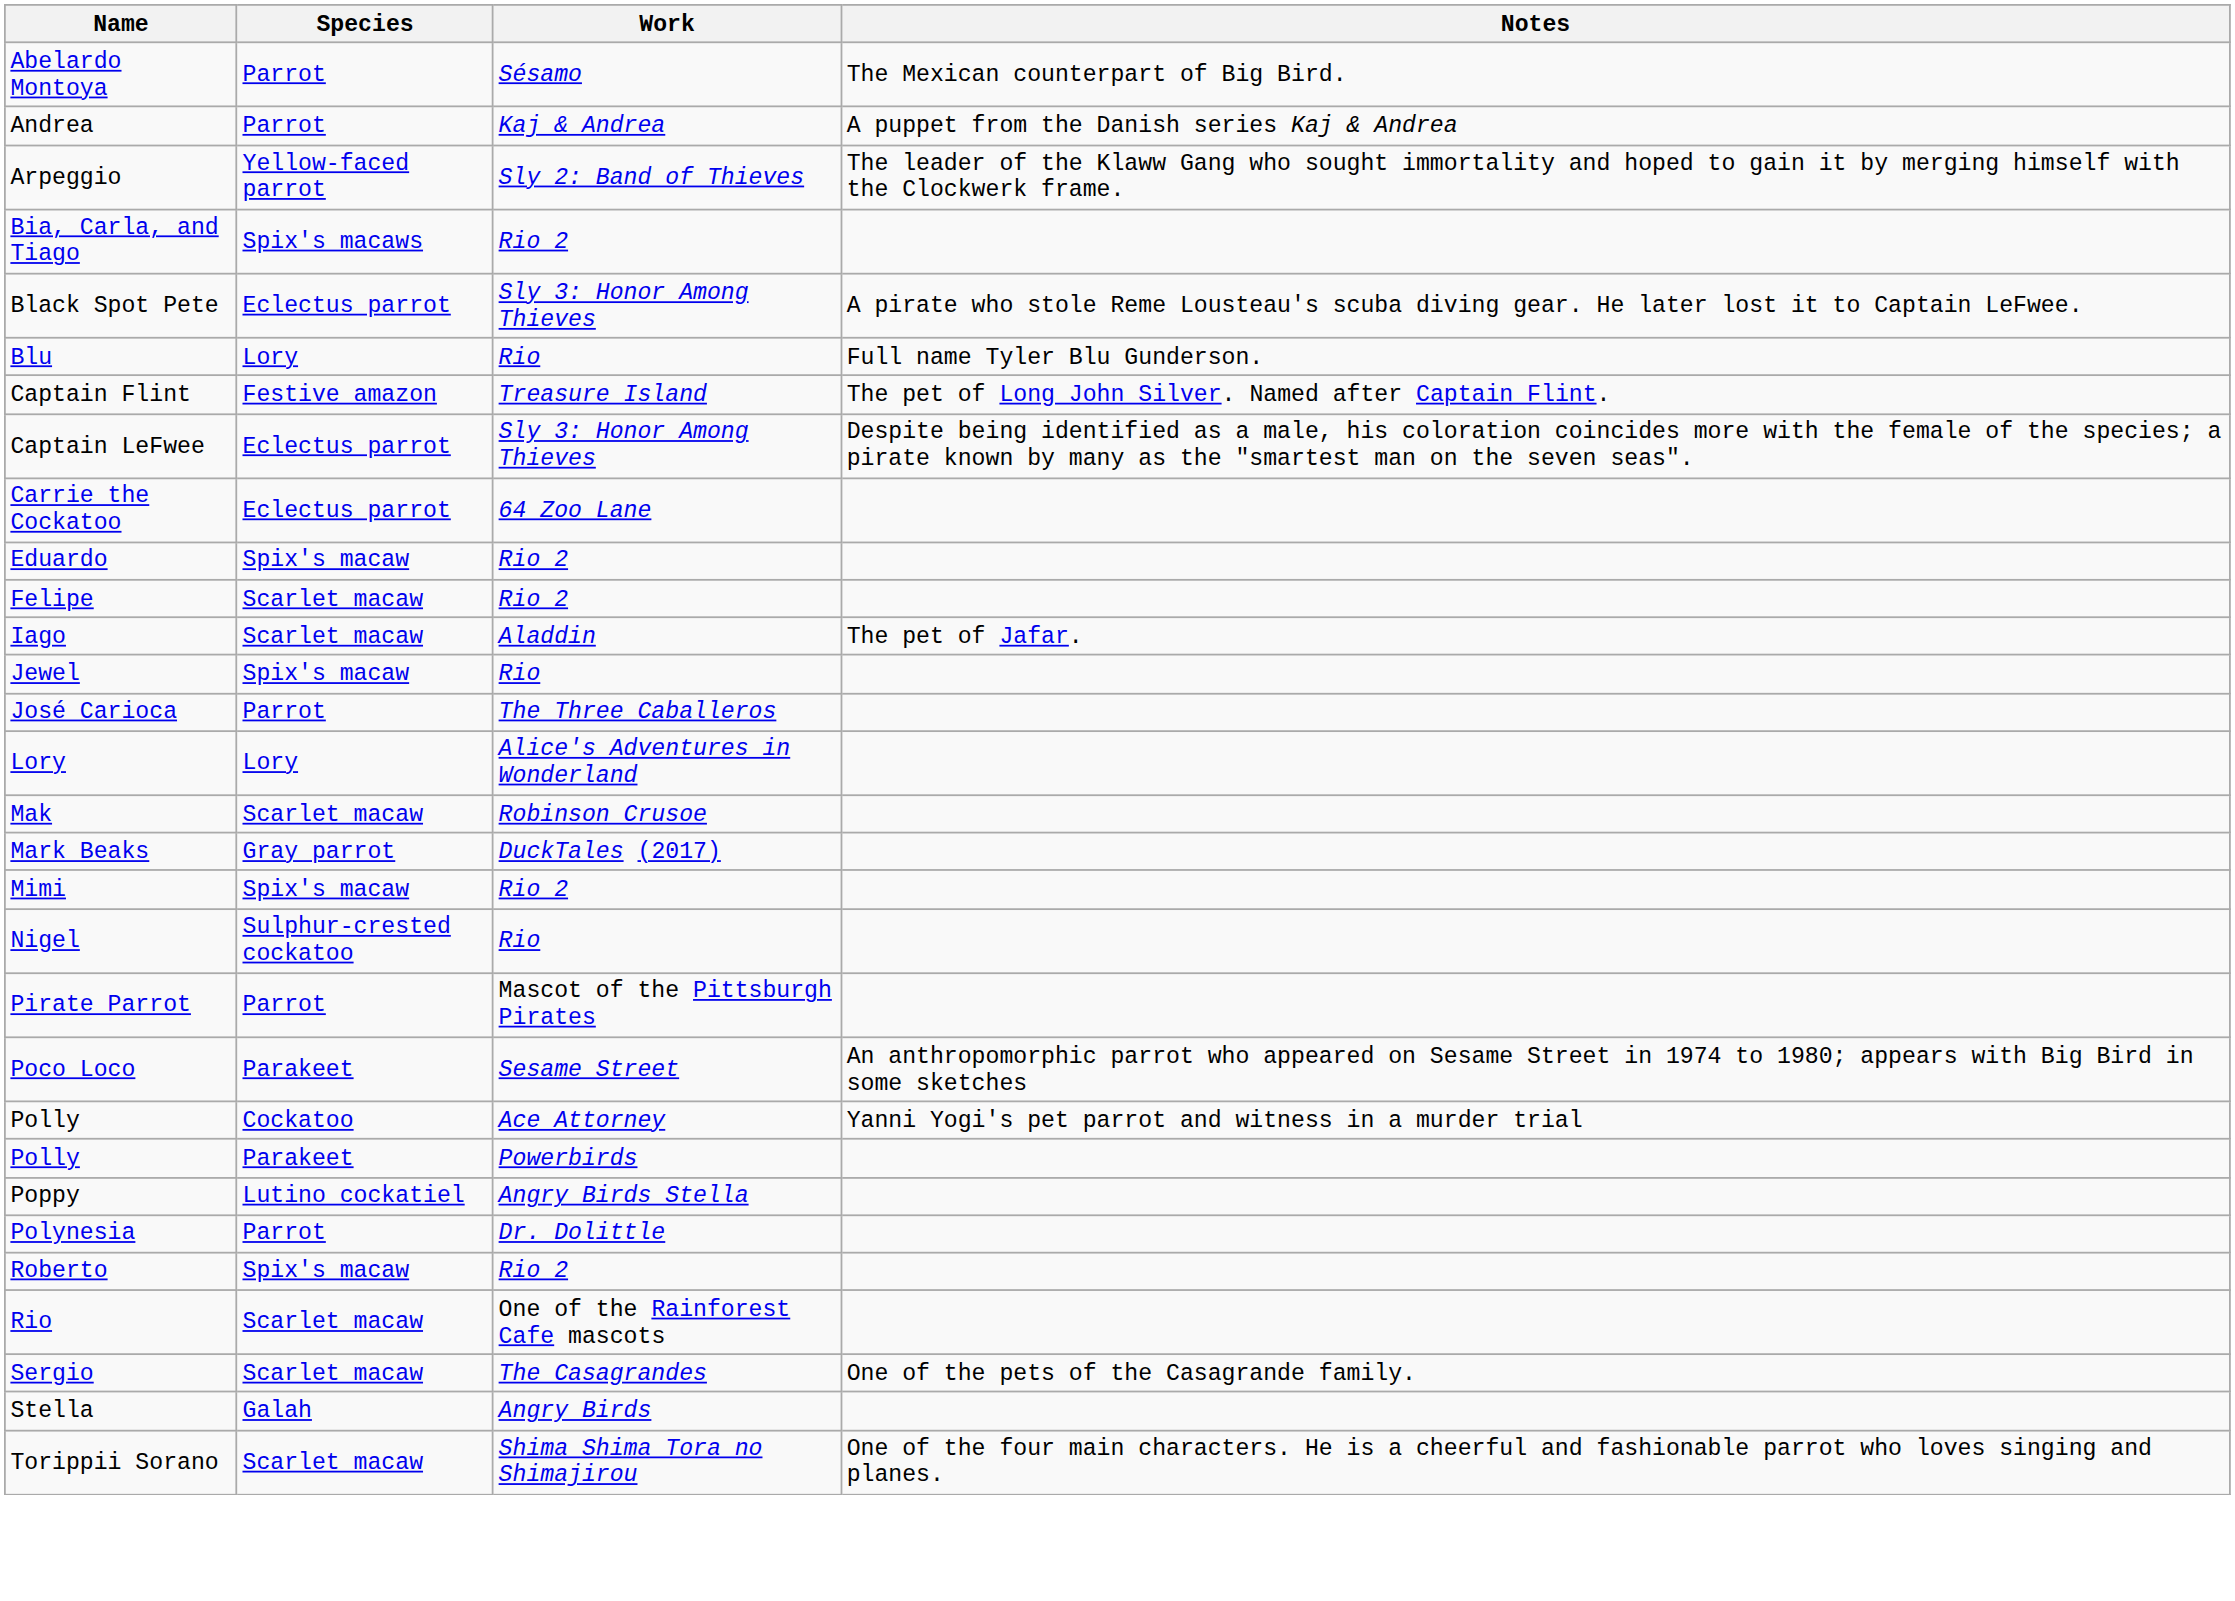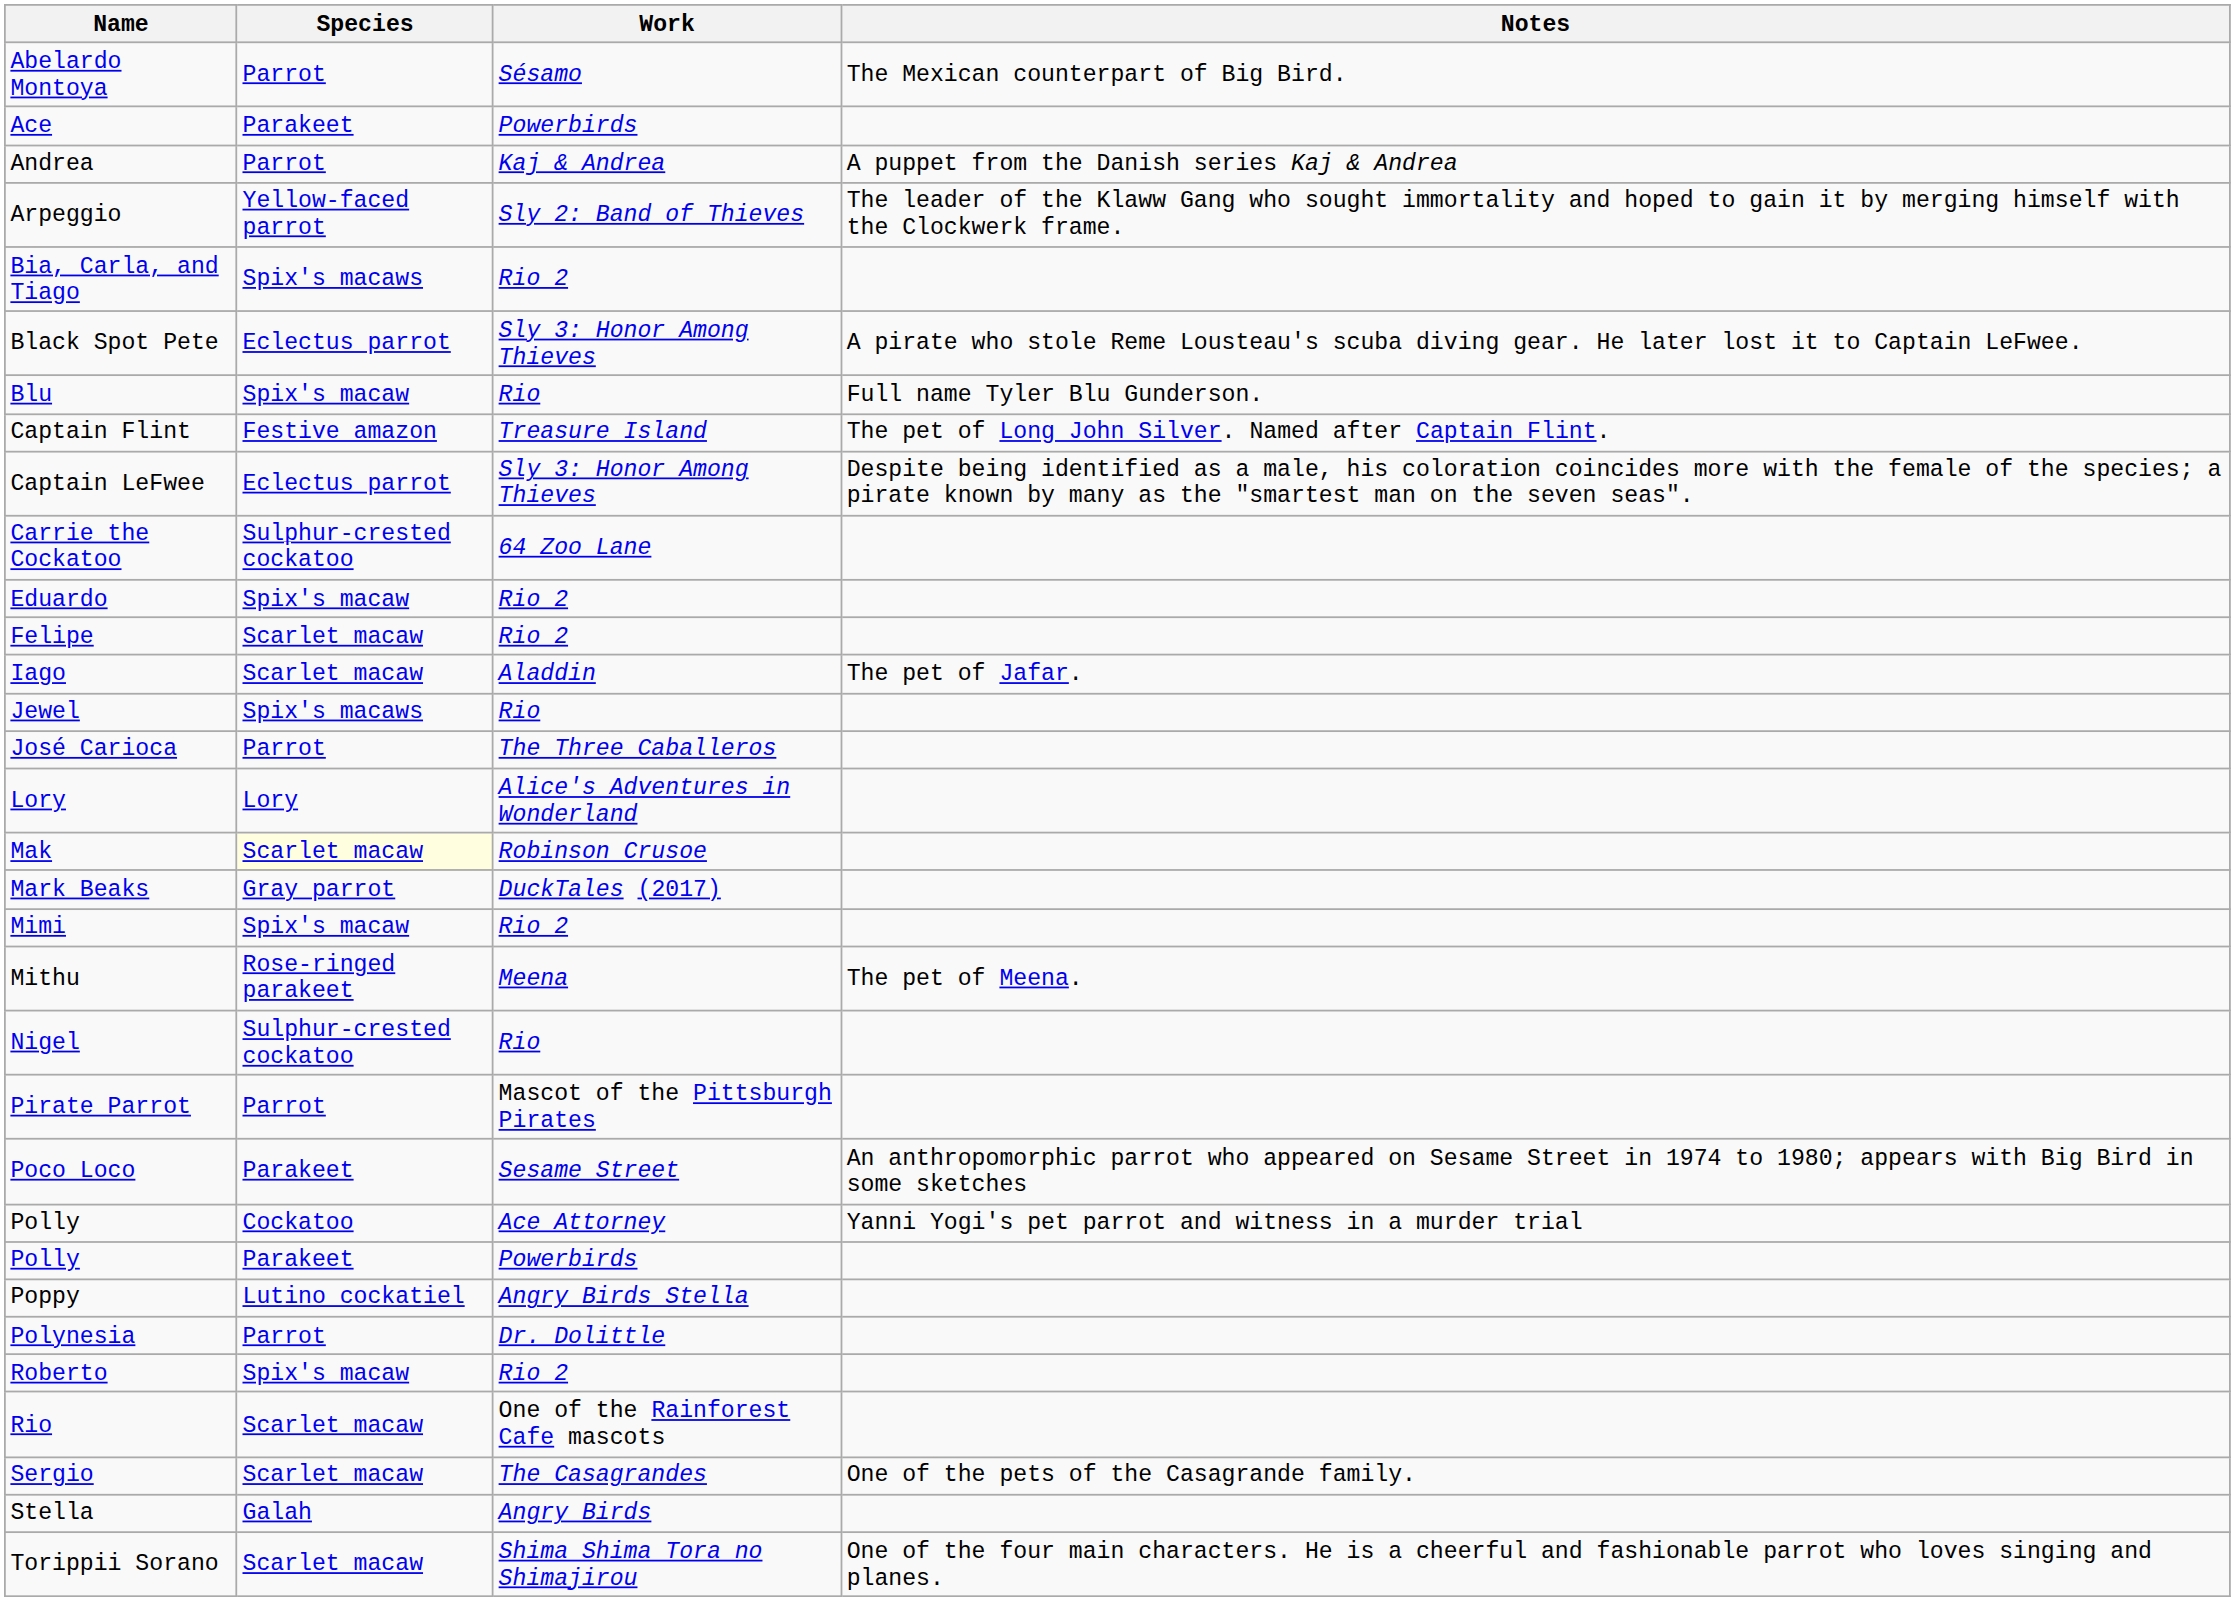+ row: (31, 126)
(270, 357) Lory -> (326, 395) Spix's macaw
(347, 510) Eclectus parrot -> (347, 548) Sulphur-crested cockatoo
(326, 674) Spix's macaw -> (333, 712) Spix's macaws
(333, 814) no background -> (333, 852) lightyellow background
+ row: (45, 978)
